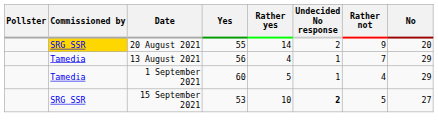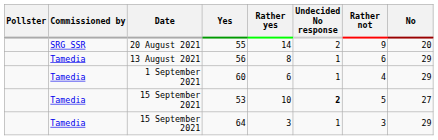(68, 45) gold background -> (68, 45) no background
(289, 59) 4 -> (289, 59) 8
(383, 59) 7 -> (383, 59) 6
(289, 77) 5 -> (289, 77) 6
(68, 100) SRG SSR -> (68, 100) Tamedia
+ row: (241, 123)
